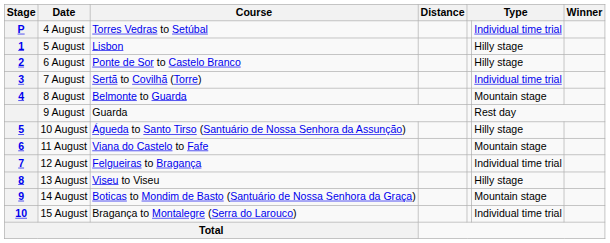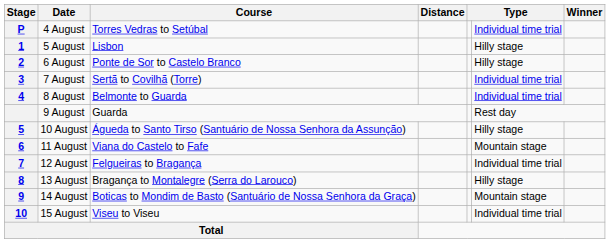(510, 96) Mountain stage -> (518, 96) Individual time trial
(126, 180) Viseu to Viseu -> (194, 180) Bragança to Montalegre (Serra do Larouco)
(194, 213) Bragança to Montalegre (Serra do Larouco) -> (126, 213) Viseu to Viseu
